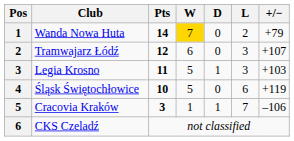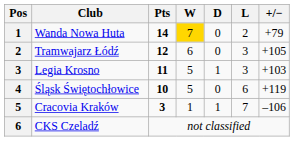(274, 51) +107 -> (274, 51) +105
